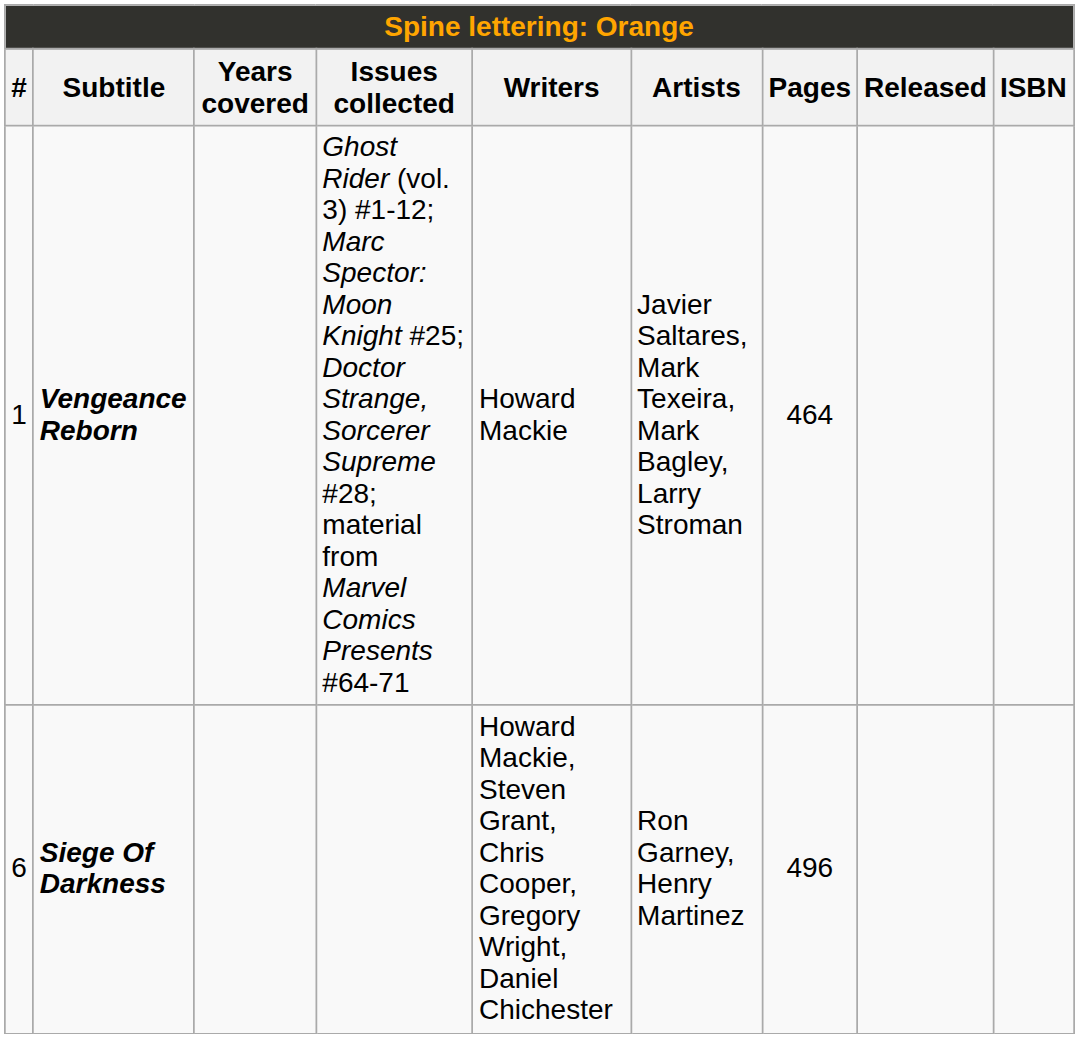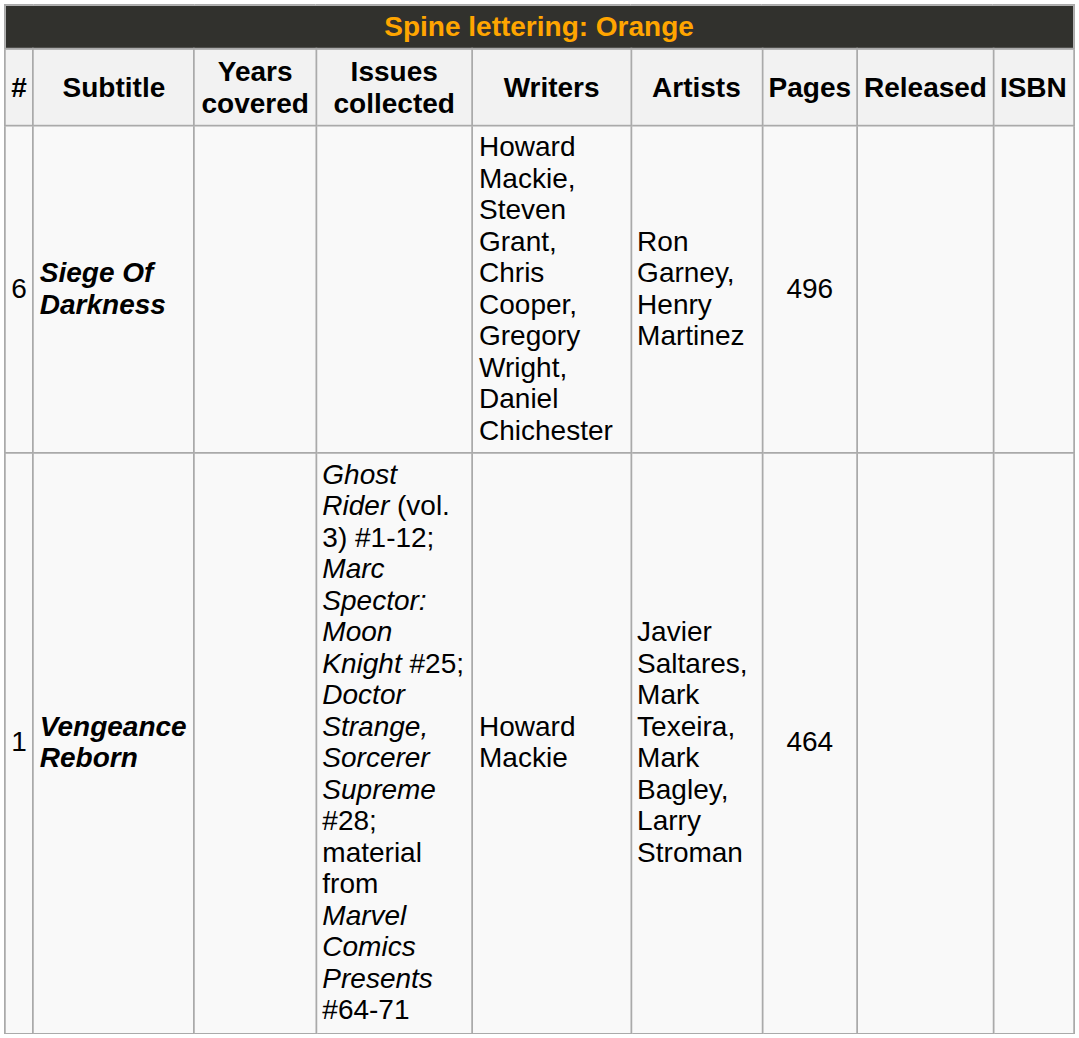rows swapped: (113, 414) <-> (103, 868)
